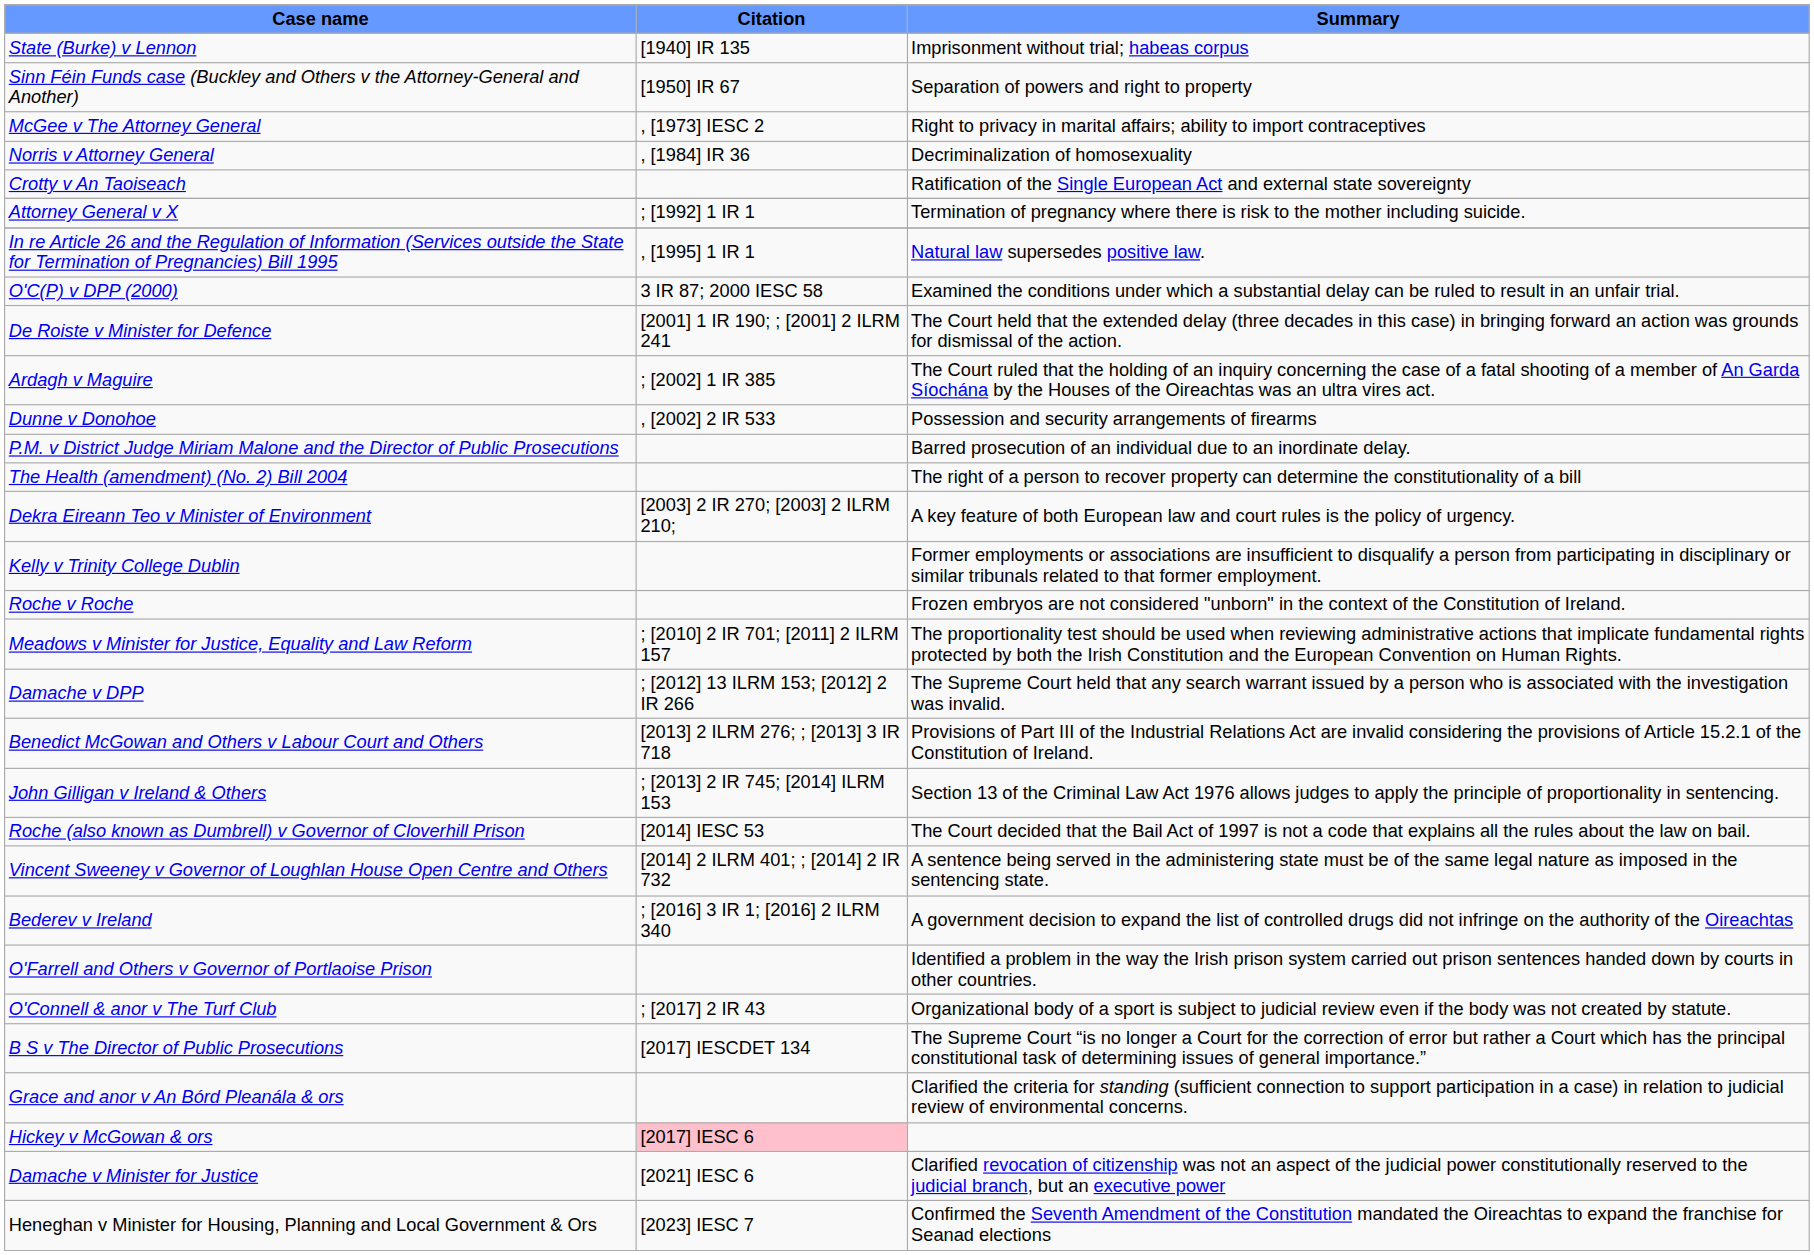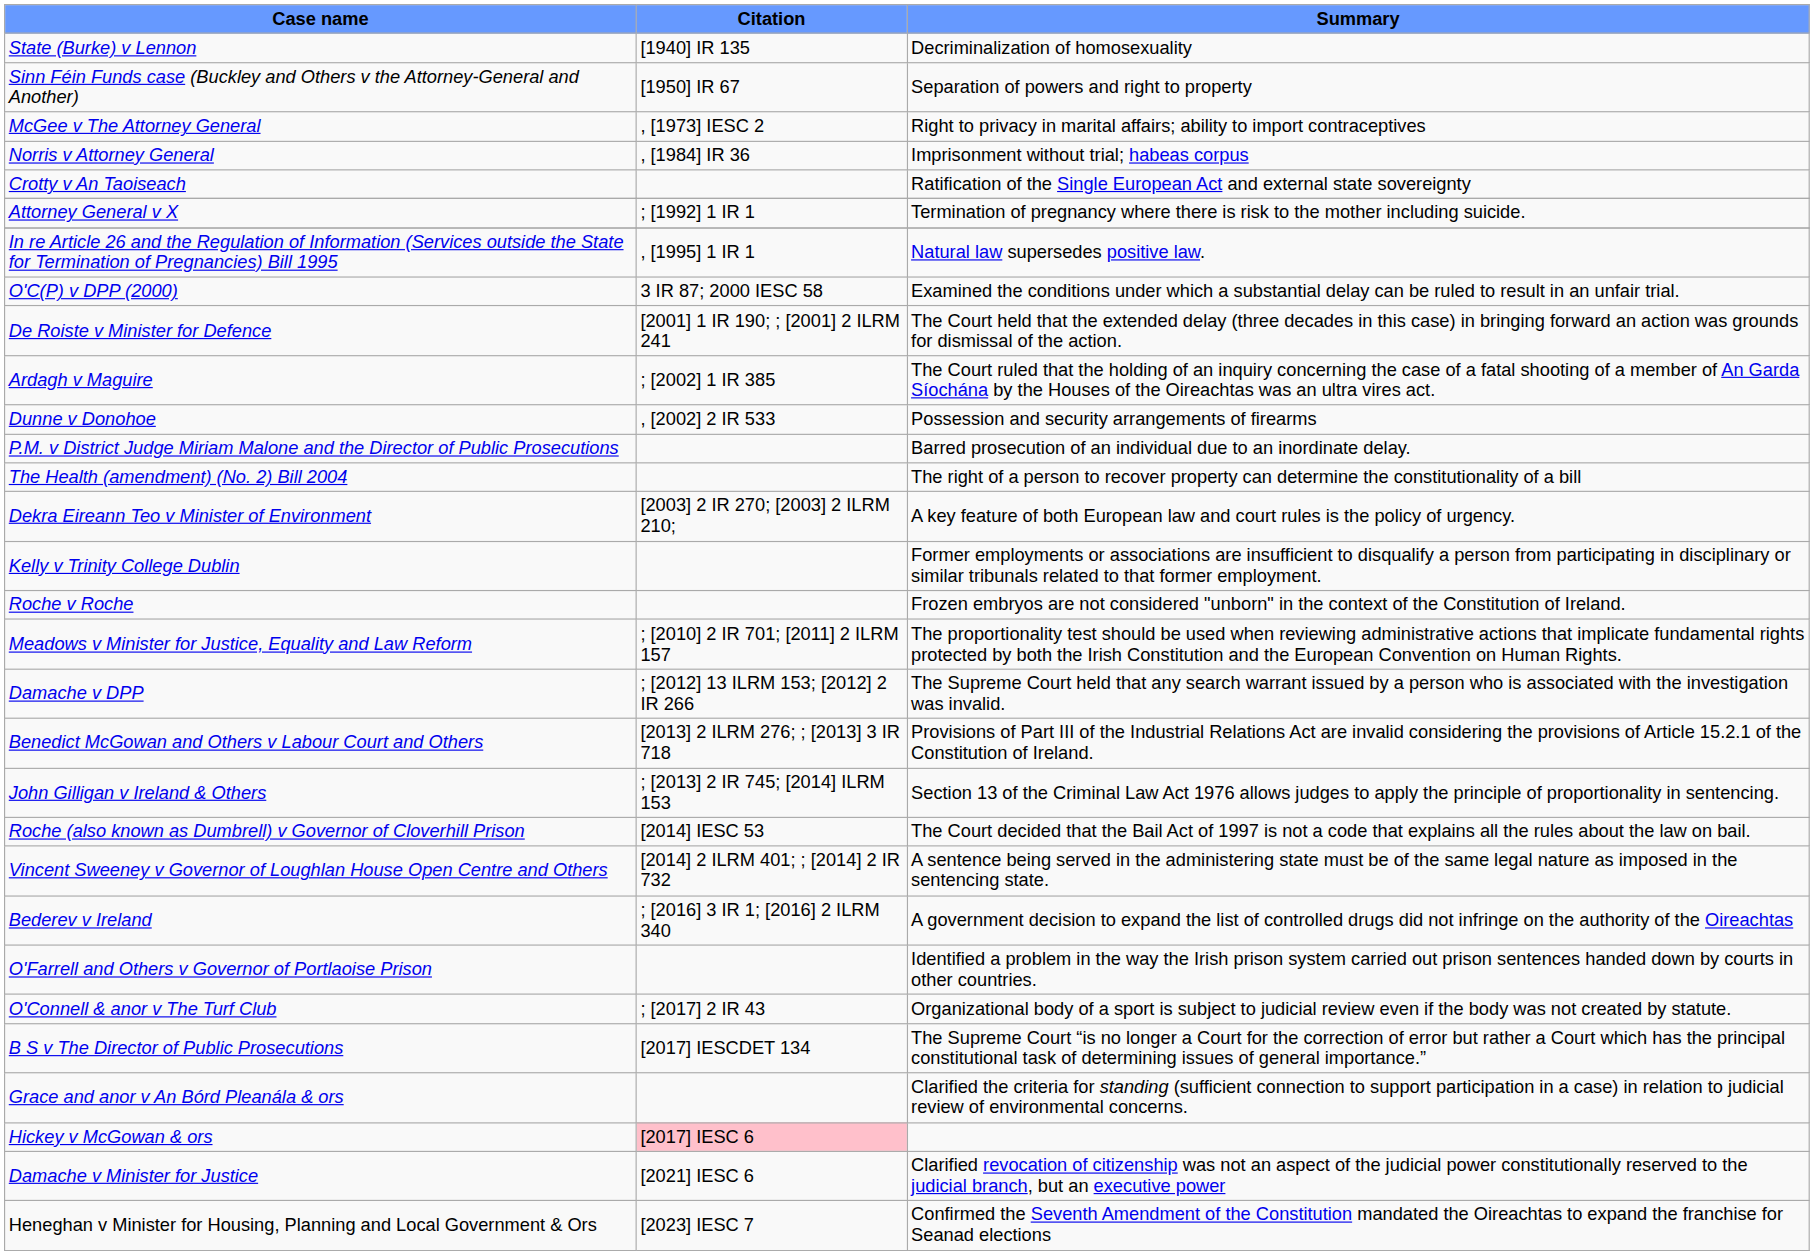(1080, 47) Imprisonment without trial; habeas corpus -> (1051, 47) Decriminalization of homosexuality
(1051, 155) Decriminalization of homosexuality -> (1080, 155) Imprisonment without trial; habeas corpus
